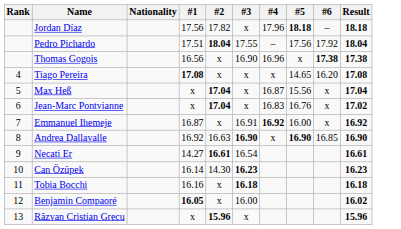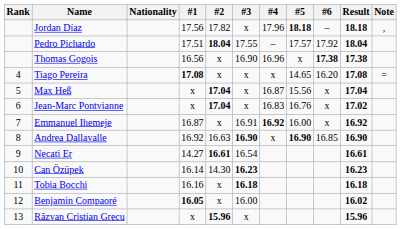+ column: (384, 12)
(300, 43) 17.56 -> (300, 43) 17.57
